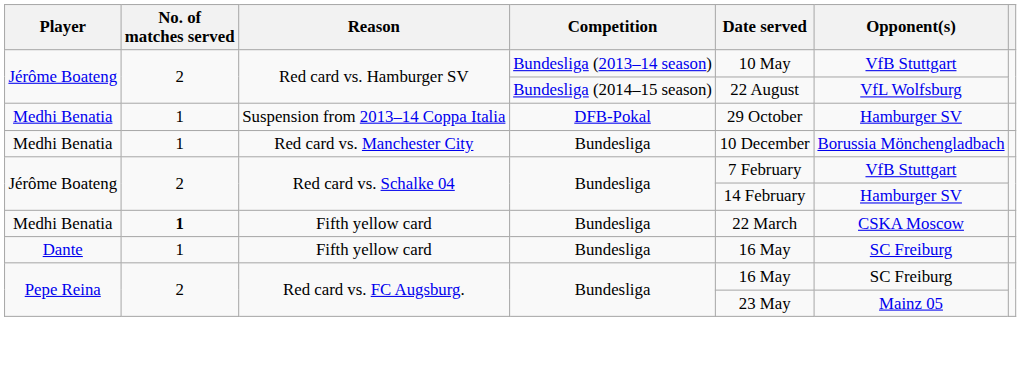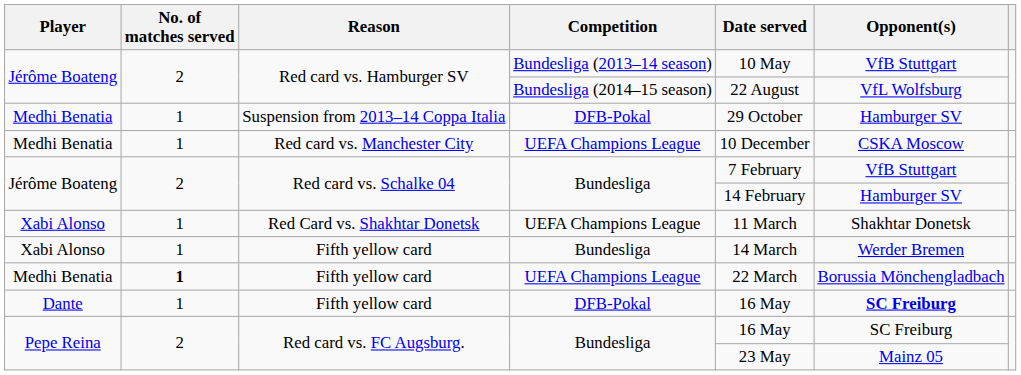(613, 143) Bundesliga -> (613, 143) UEFA Champions League
(911, 143) Borussia Mönchengladbach -> (911, 143) CSKA Moscow
+ row: (63, 223)
+ row: (63, 249)
(613, 223) Bundesliga -> (613, 276) UEFA Champions League
(911, 223) CSKA Moscow -> (911, 276) Borussia Mönchengladbach
(613, 249) Bundesliga -> (613, 303) DFB-Pokal
(911, 249) normal -> (911, 303) bold
